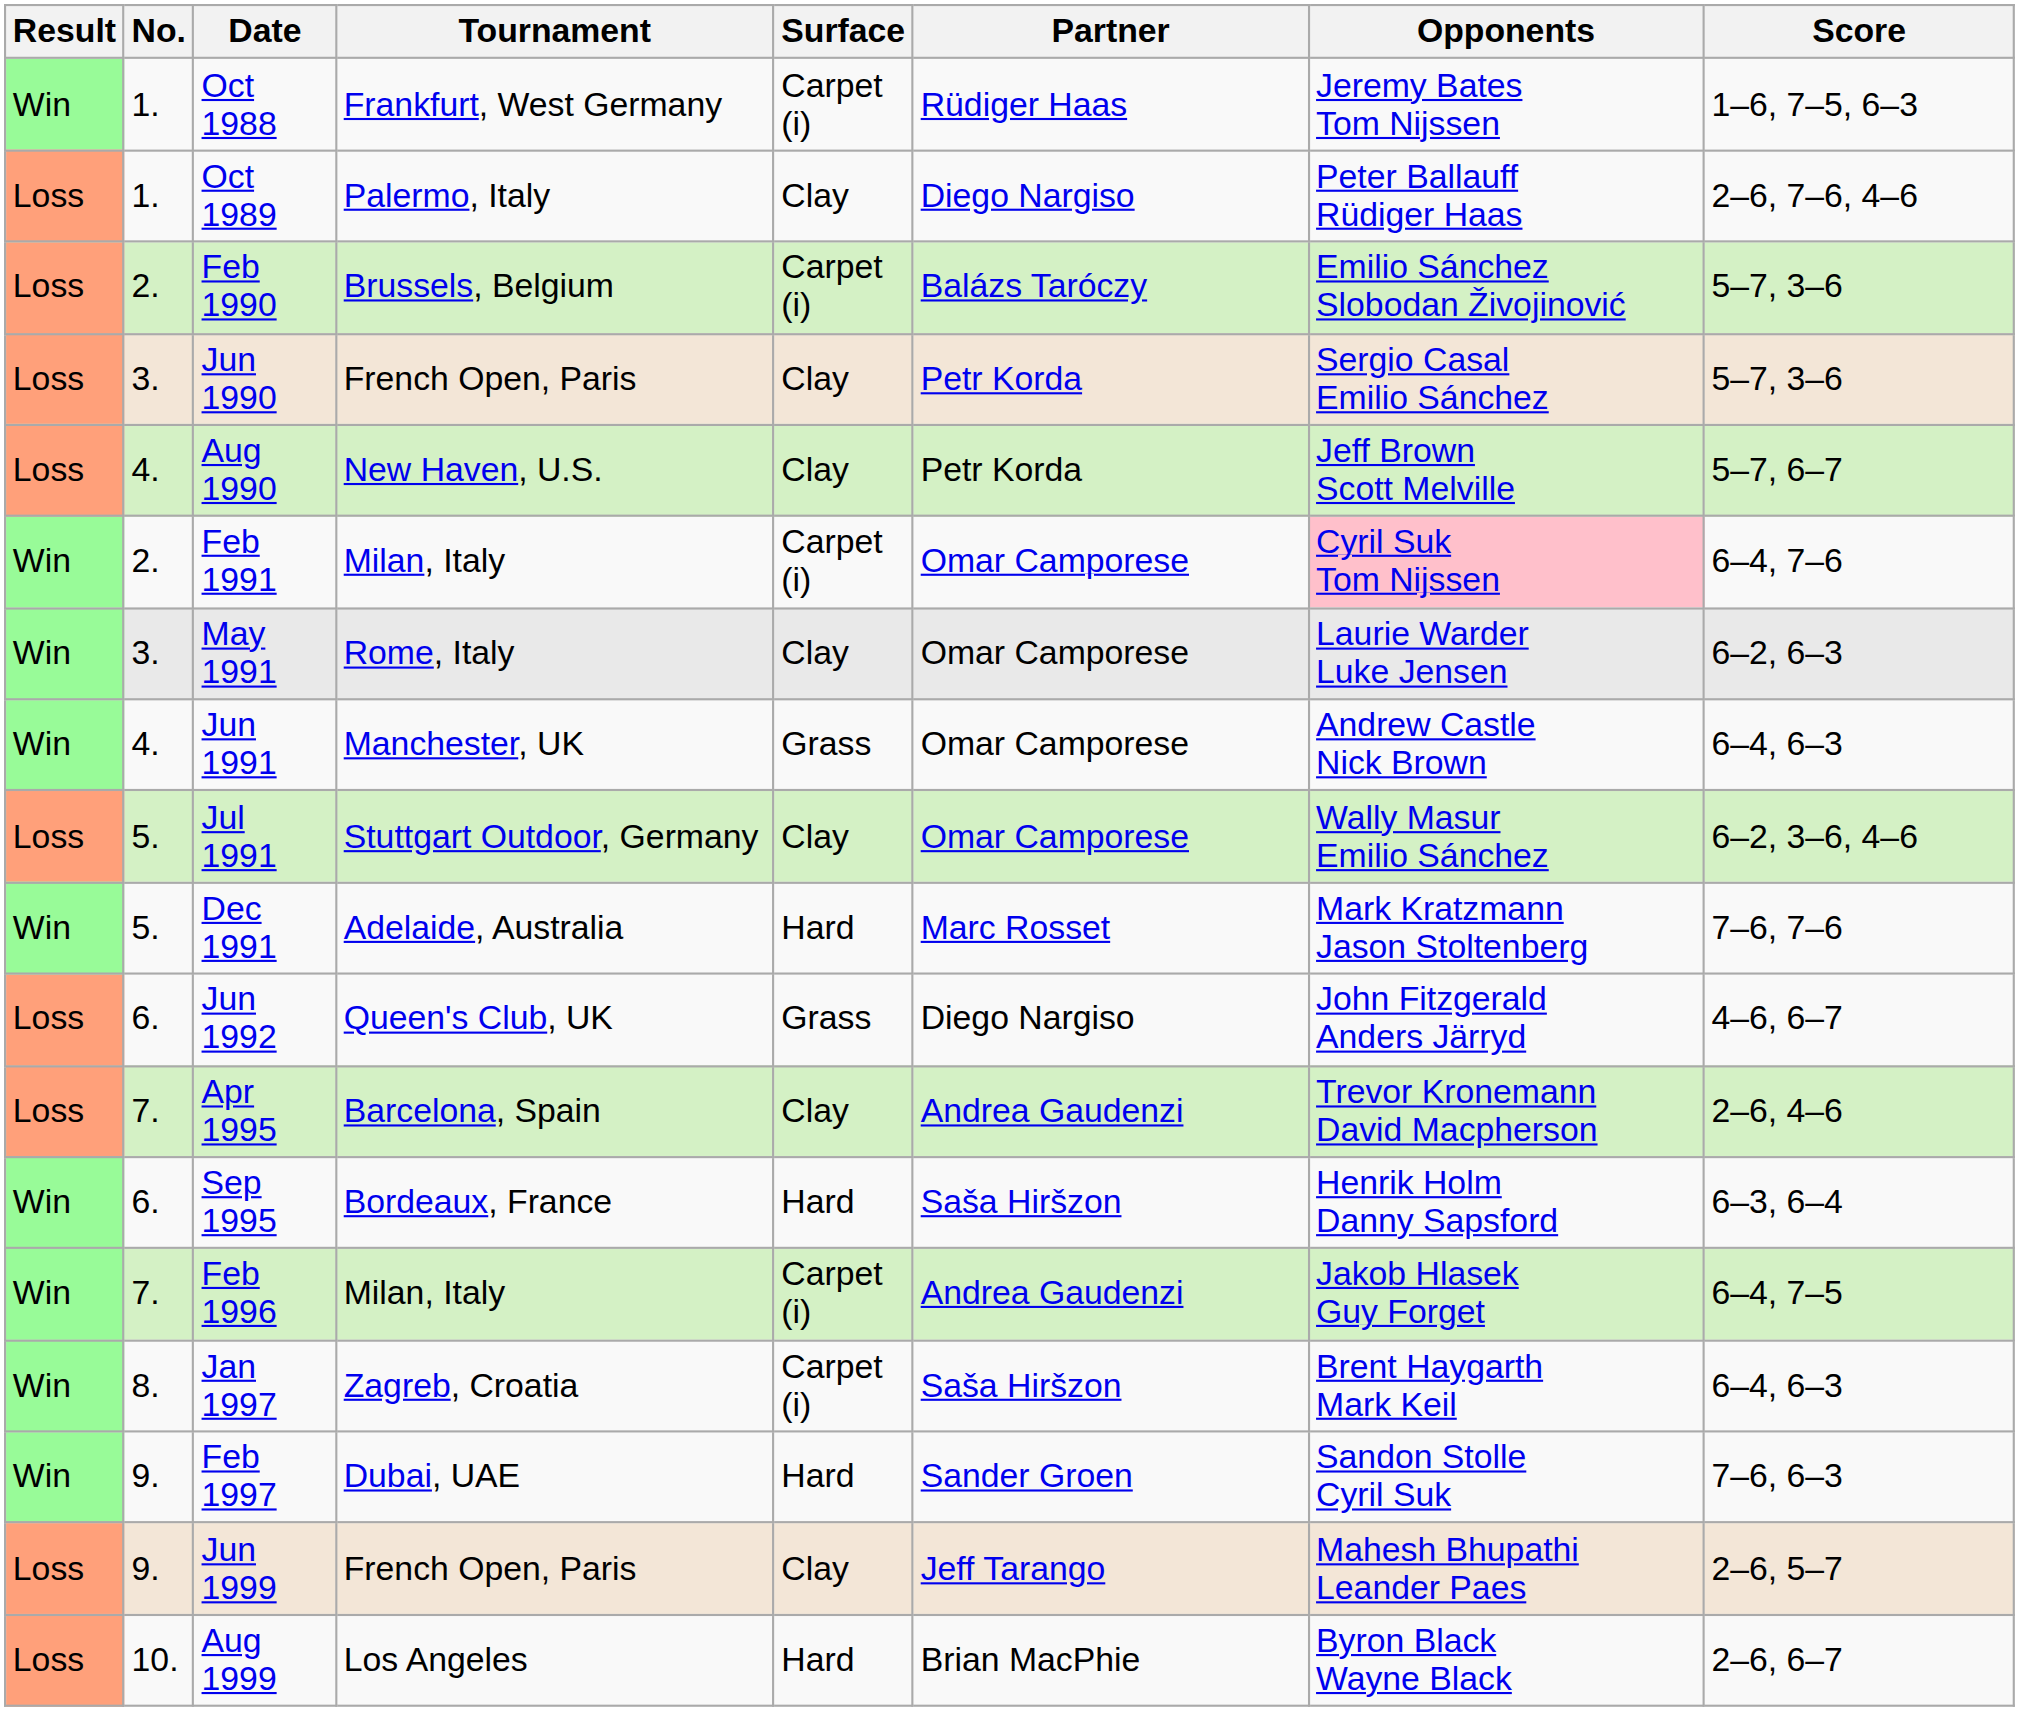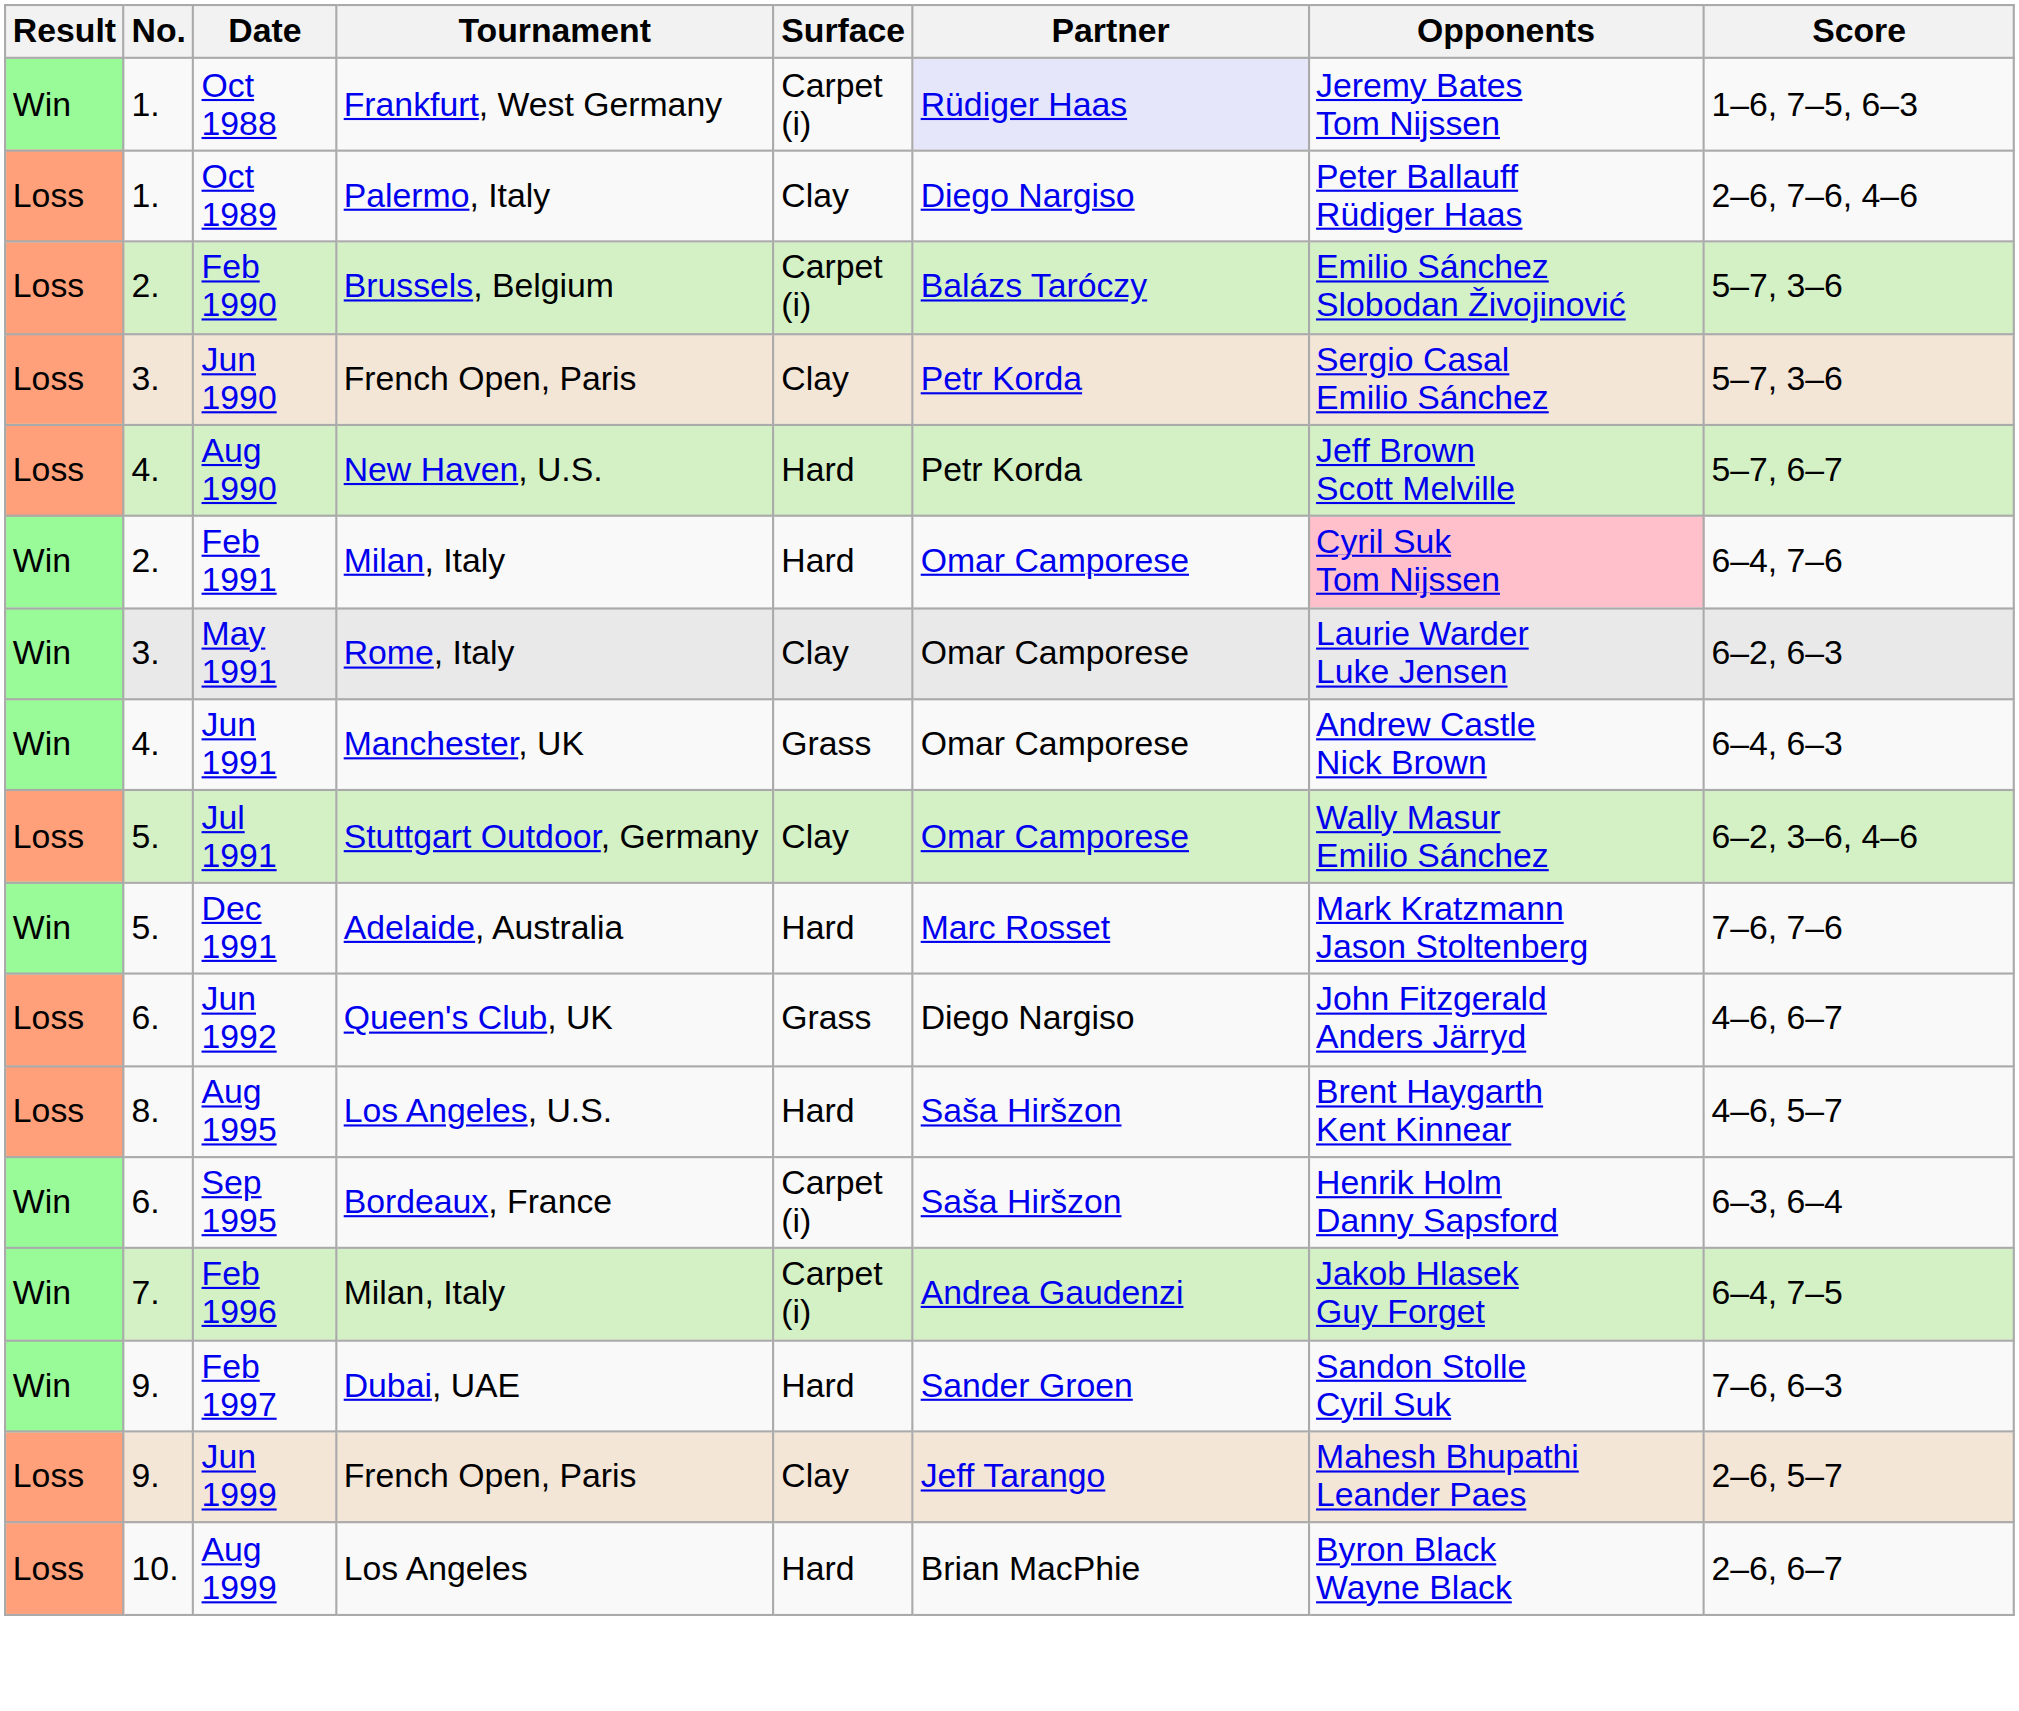(1024, 103) no background -> (1024, 103) lavender background
(815, 469) Clay -> (818, 469) Hard
(832, 561) Carpet (i) -> (818, 561) Hard
- row: (239, 1110)
+ row: (239, 1110)
(818, 1202) Hard -> (832, 1202) Carpet (i)
- row: (239, 1385)
